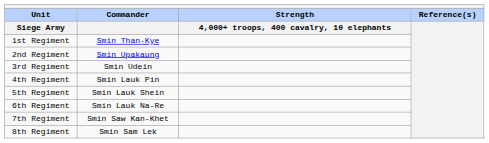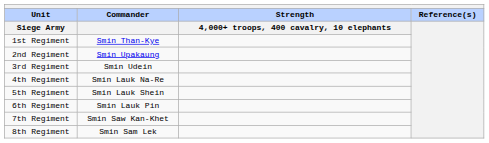(128, 80) Smin Lauk Pin -> (128, 80) Smin Lauk Na-Re
(128, 106) Smin Lauk Na-Re -> (128, 106) Smin Lauk Pin
